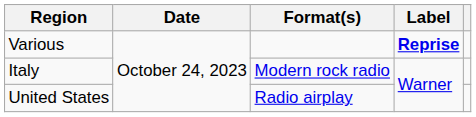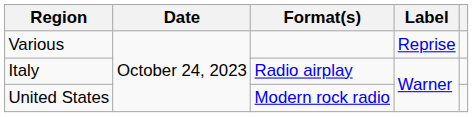(429, 44) bold -> (427, 44) normal
(322, 71) Modern rock radio -> (304, 71) Radio airplay
(304, 97) Radio airplay -> (322, 97) Modern rock radio
